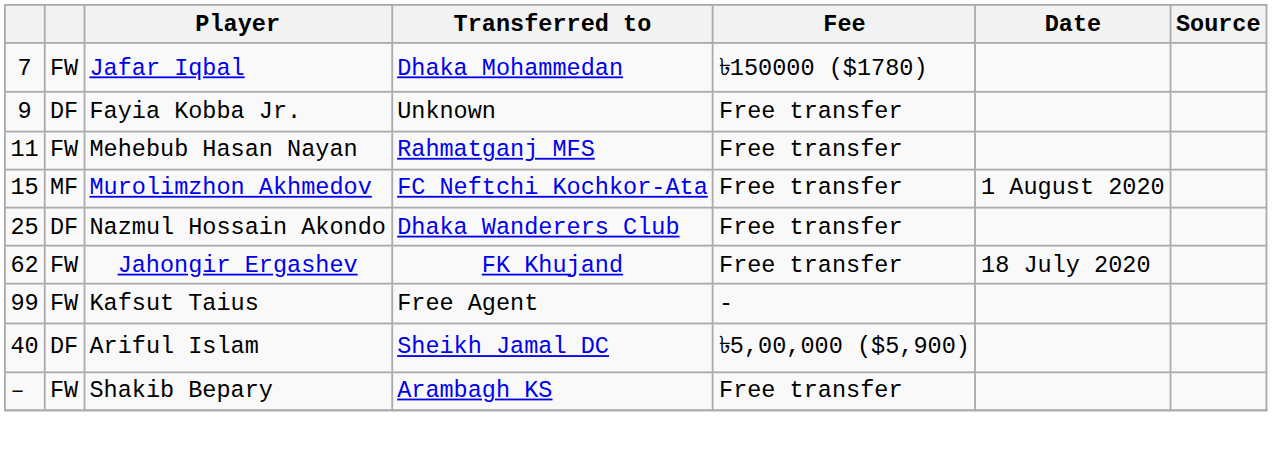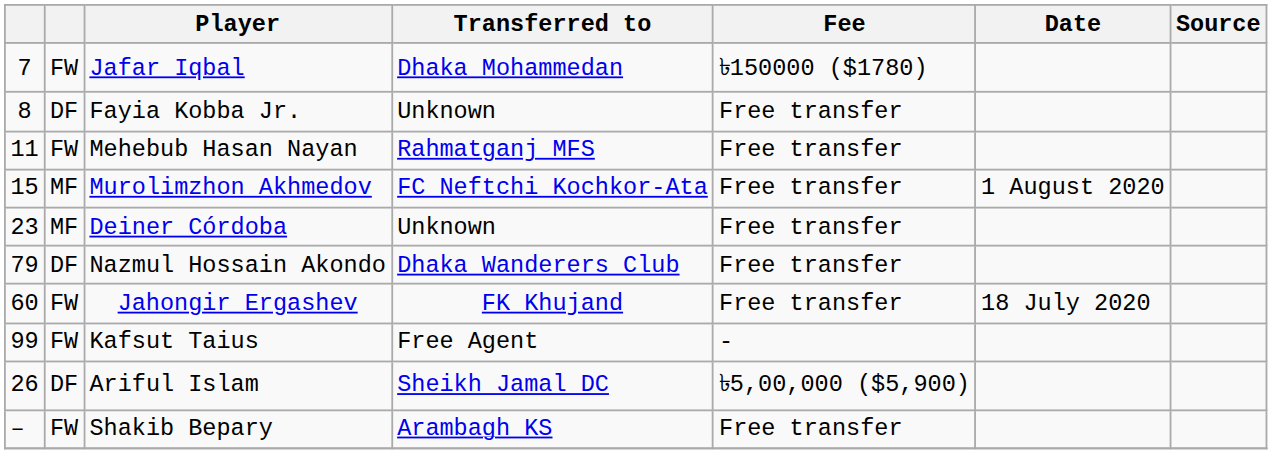(25, 112) 9 -> (25, 112) 8
+ row: (188, 227)
(25, 227) 25 -> (25, 265) 79
(25, 265) 62 -> (25, 303) 60
(25, 347) 40 -> (25, 386) 26
